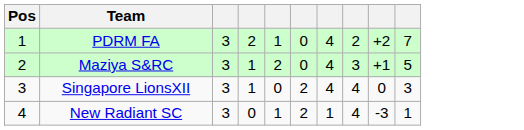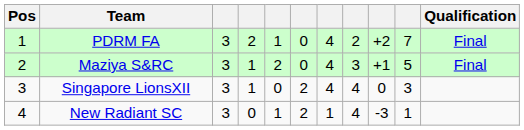+ column: (470, 16)
